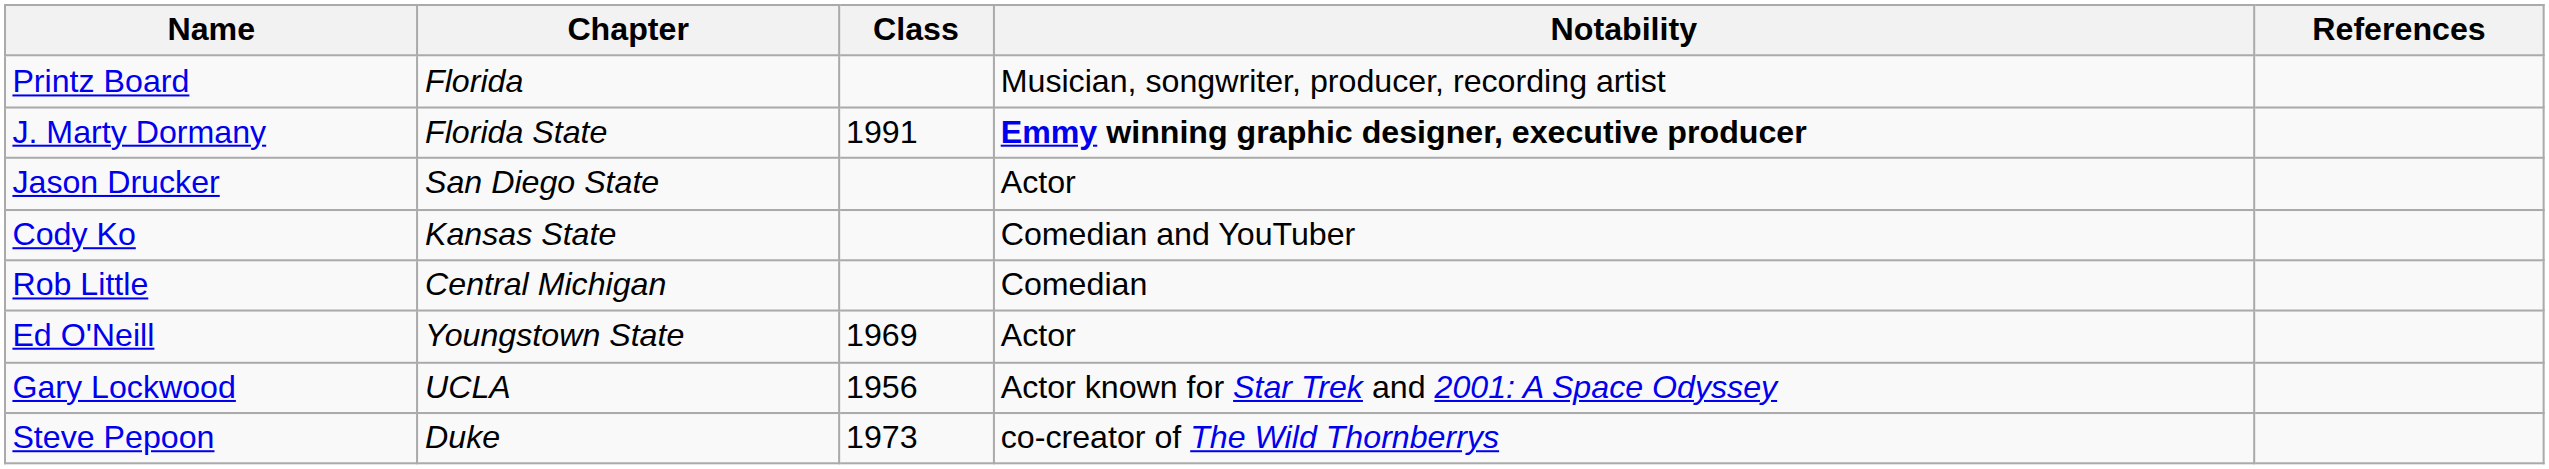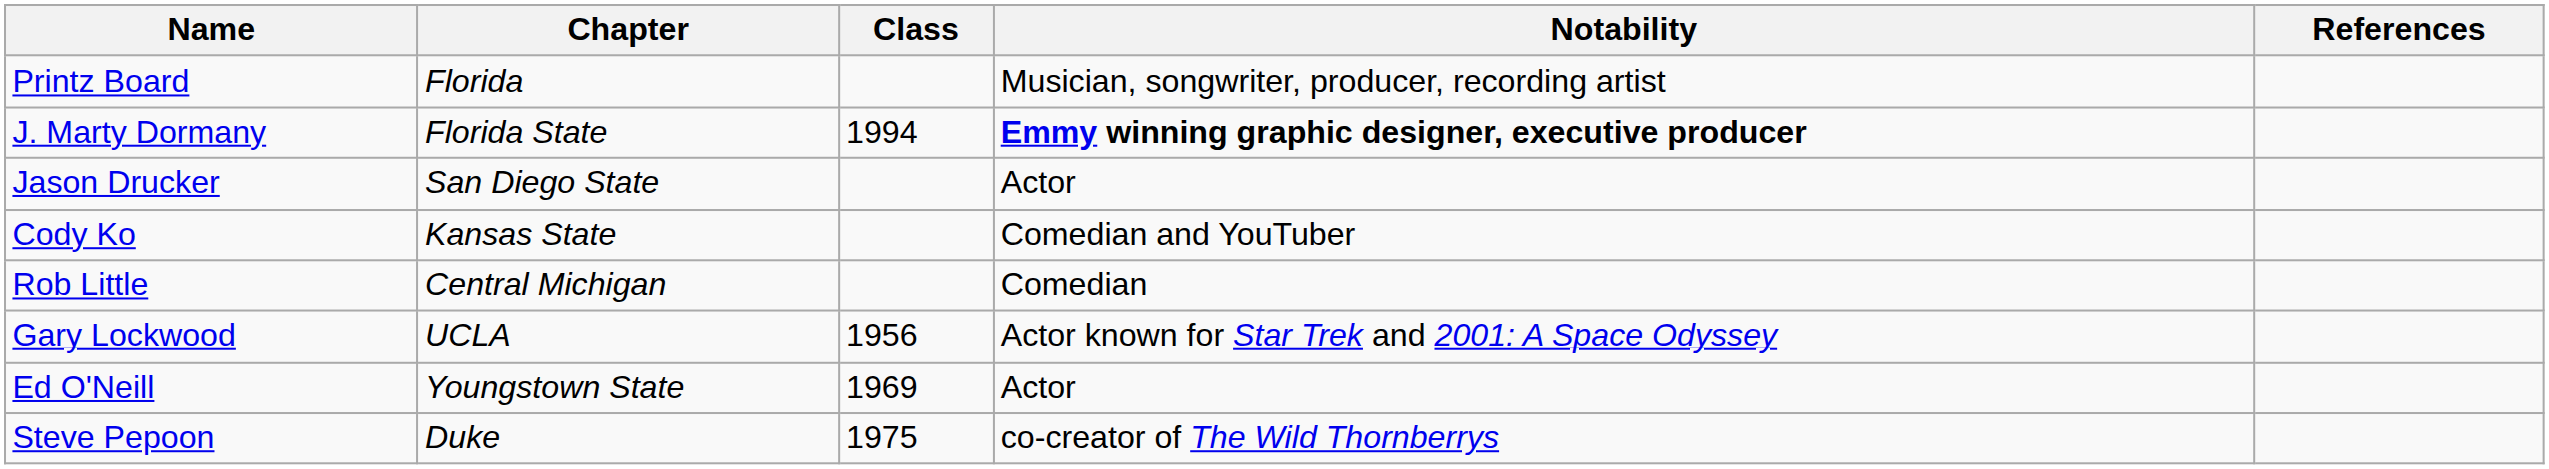(882, 132) 1991 -> (882, 132) 1994
rows swapped: (124, 387) <-> (83, 336)
(882, 438) 1973 -> (882, 438) 1975
